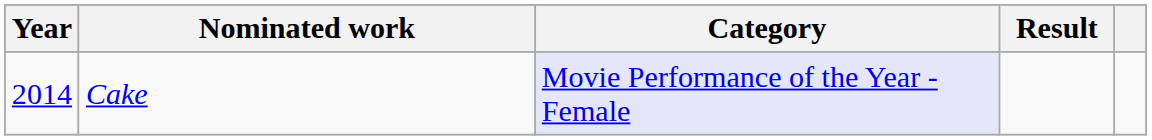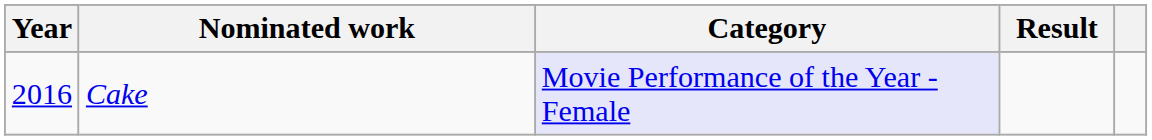(42, 92) 2014 -> (42, 92) 2016
